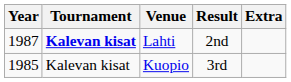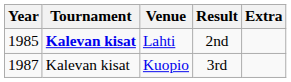(23, 41) 1987 -> (23, 41) 1985
(23, 65) 1985 -> (23, 65) 1987
